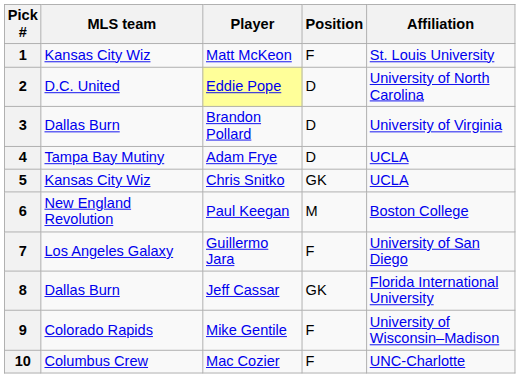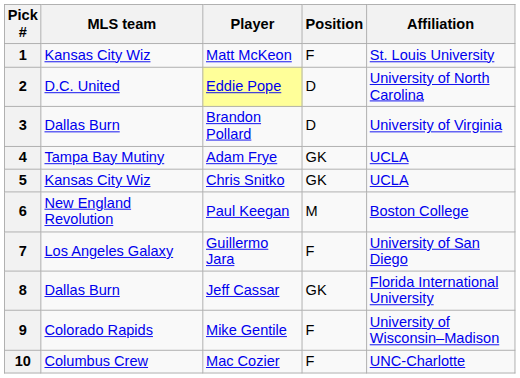(311, 157) D -> (316, 157) GK
